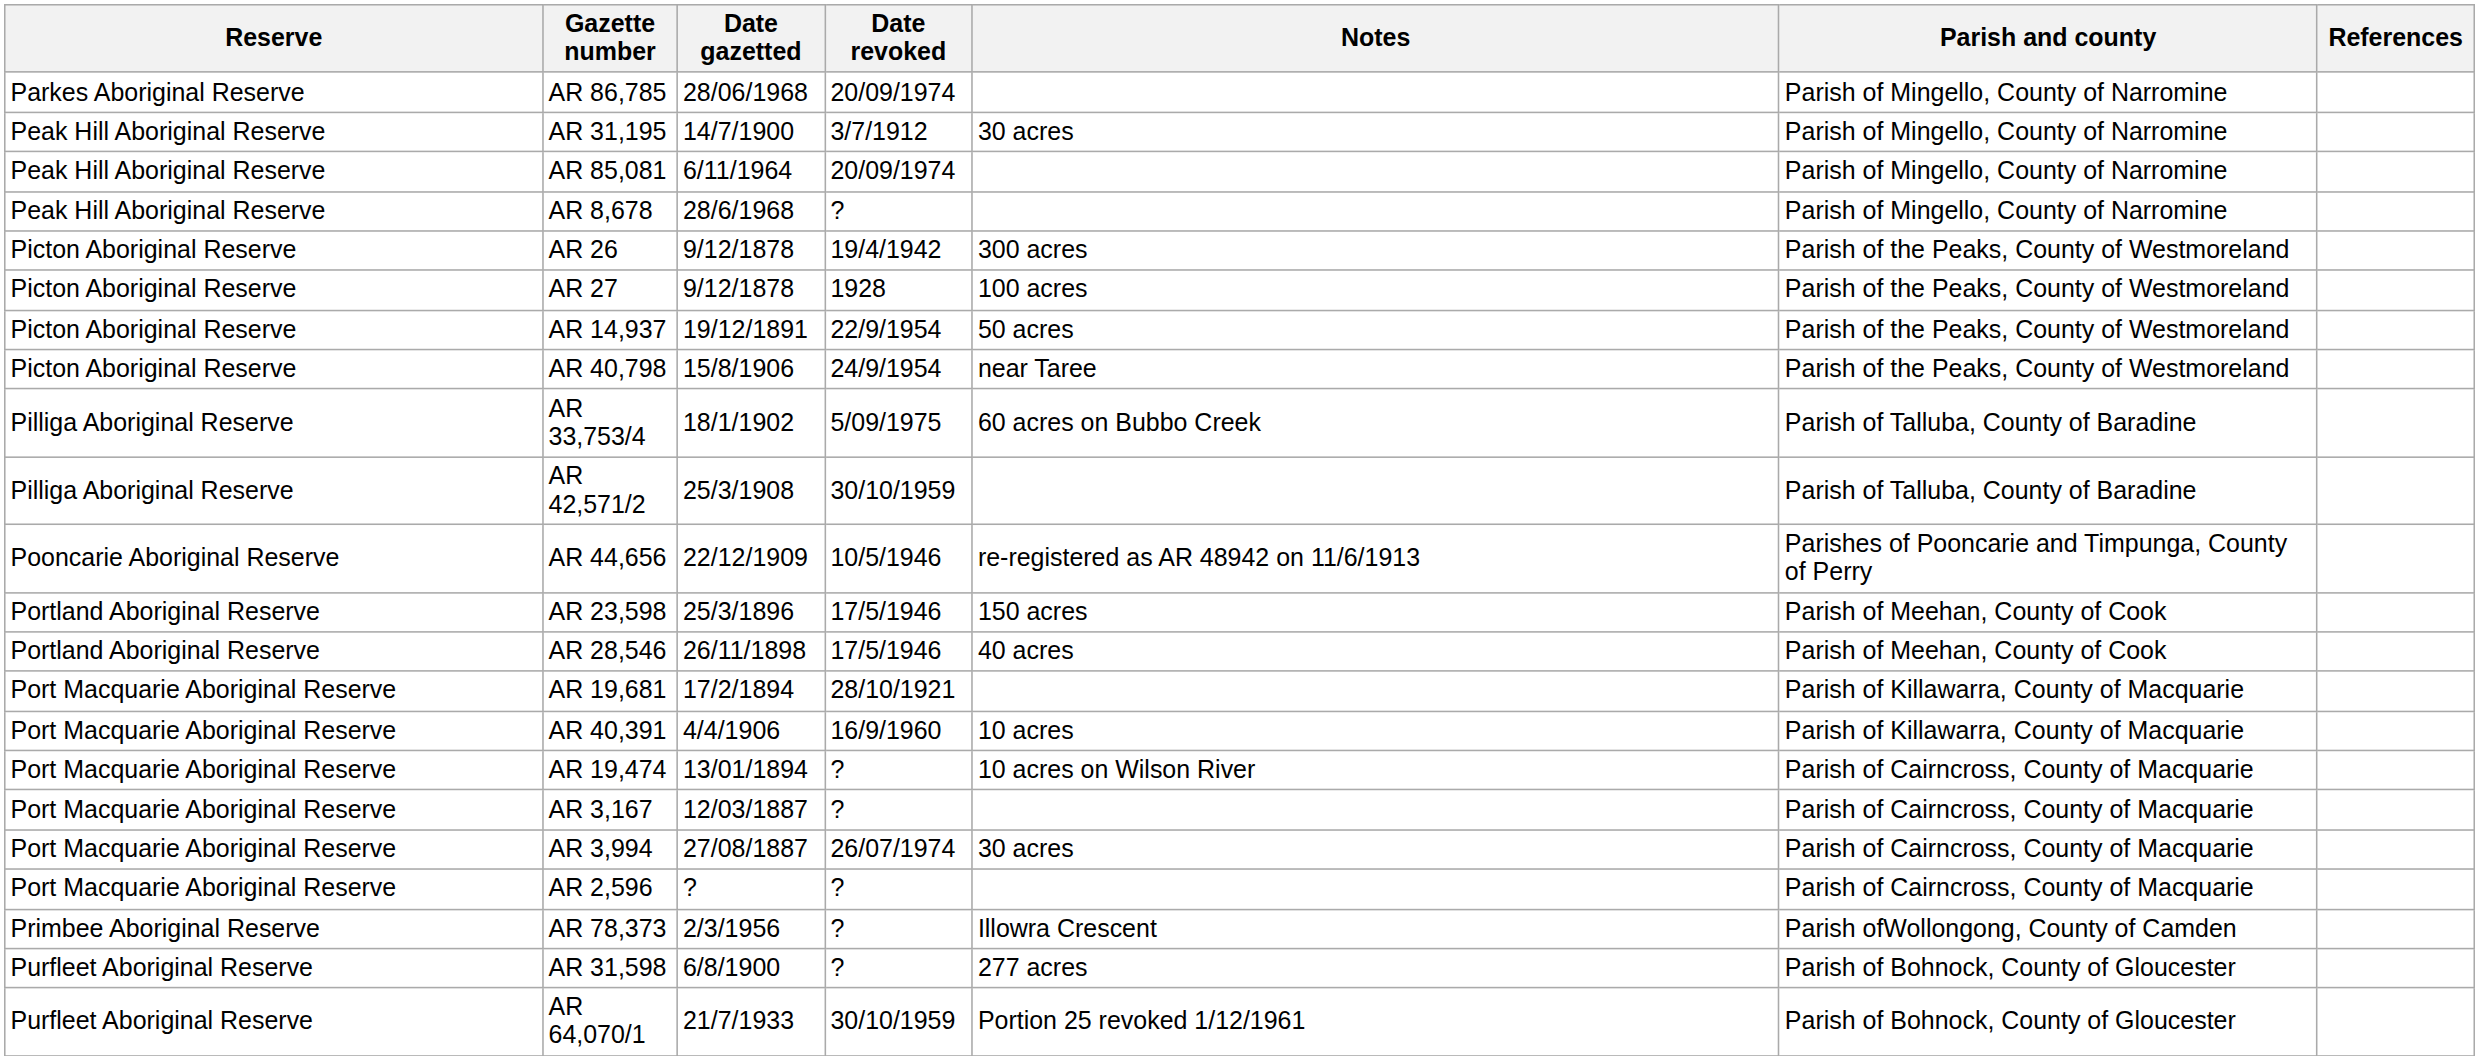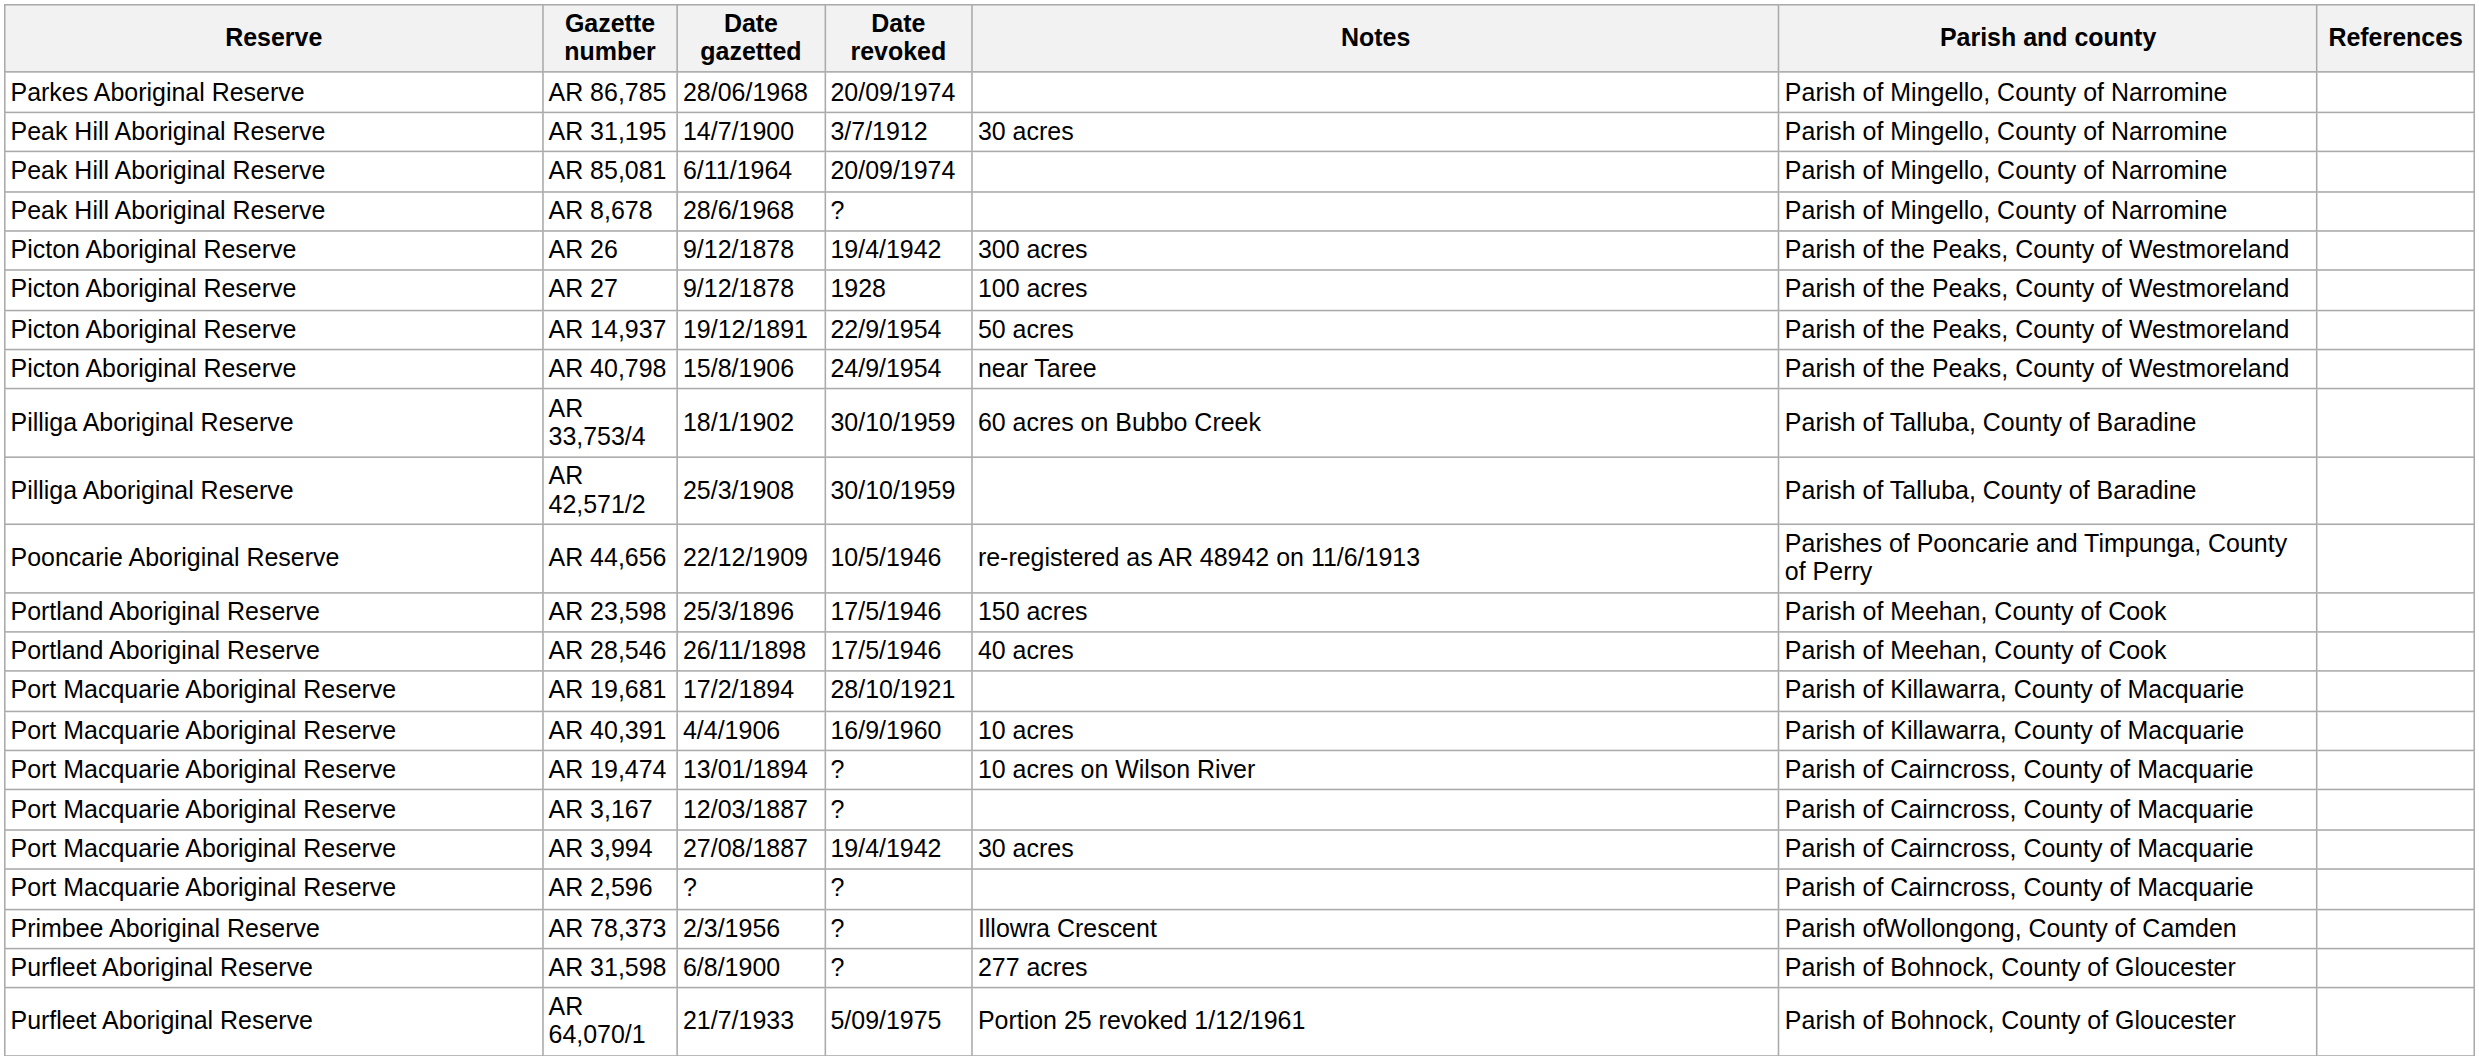(886, 422) 5/09/1975 -> (893, 422) 30/10/1959
(893, 849) 26/07/1974 -> (886, 849) 19/4/1942
(893, 1021) 30/10/1959 -> (886, 1021) 5/09/1975
